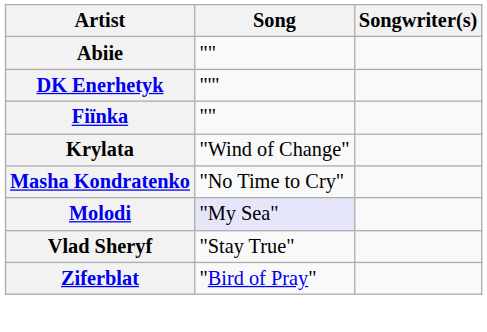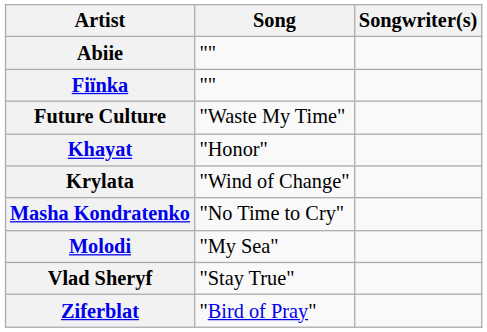- row: (100, 85)
+ row: (100, 117)
+ row: (100, 149)
(239, 213) lavender background -> (239, 246) no background
